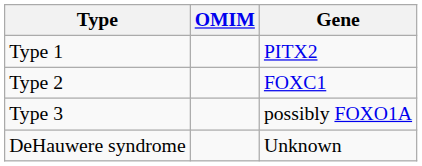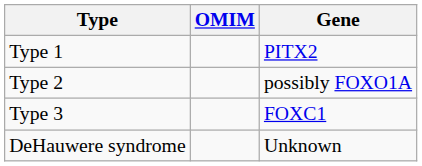(295, 82) FOXC1 -> (338, 82) possibly FOXO1A
(338, 113) possibly FOXO1A -> (295, 113) FOXC1
